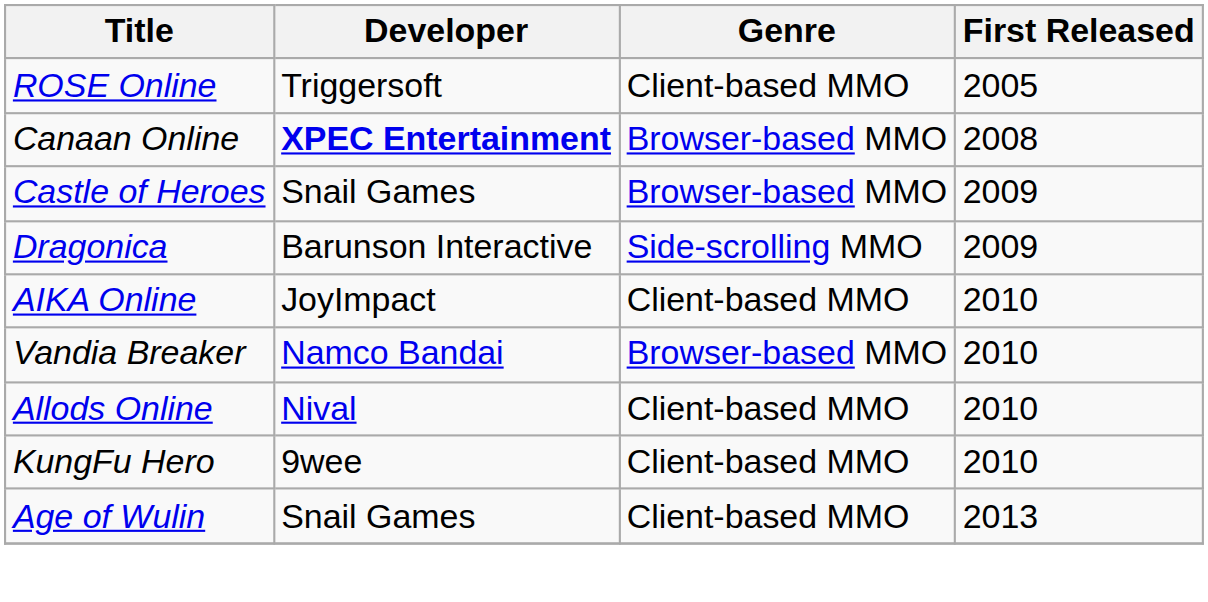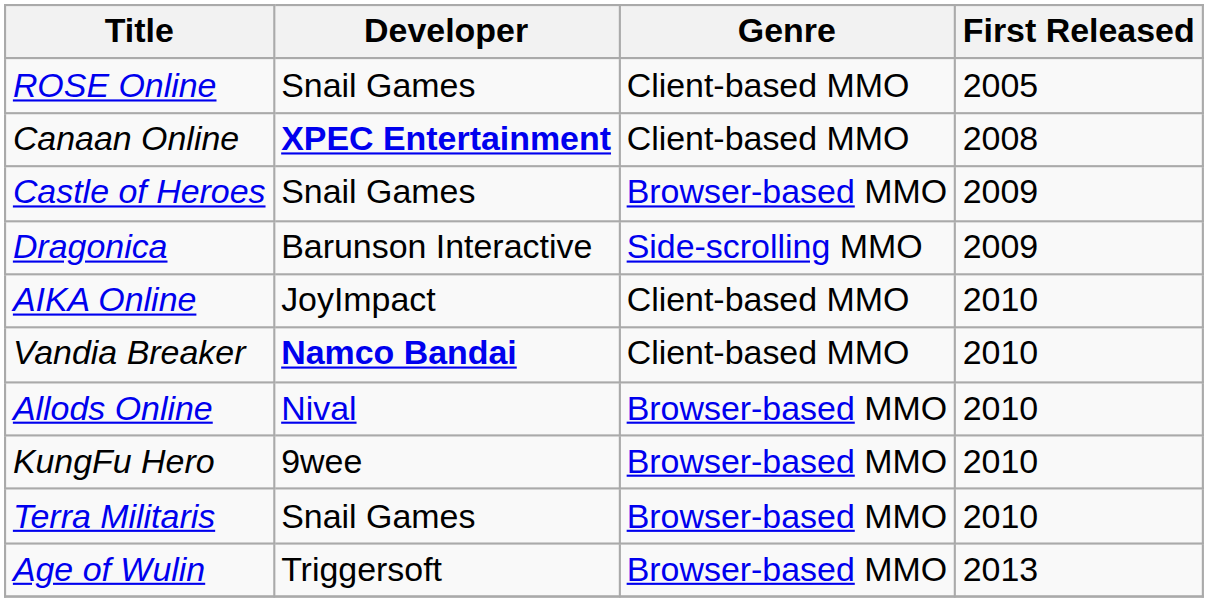(362, 85) Triggersoft -> (378, 85) Snail Games
(787, 138) Browser-based MMO -> (768, 138) Client-based MMO
(392, 354) normal -> (399, 354) bold
(787, 354) Browser-based MMO -> (768, 354) Client-based MMO
(768, 407) Client-based MMO -> (787, 407) Browser-based MMO
(768, 461) Client-based MMO -> (787, 461) Browser-based MMO
+ row: (114, 515)
(378, 515) Snail Games -> (362, 569) Triggersoft
(768, 515) Client-based MMO -> (787, 569) Browser-based MMO
